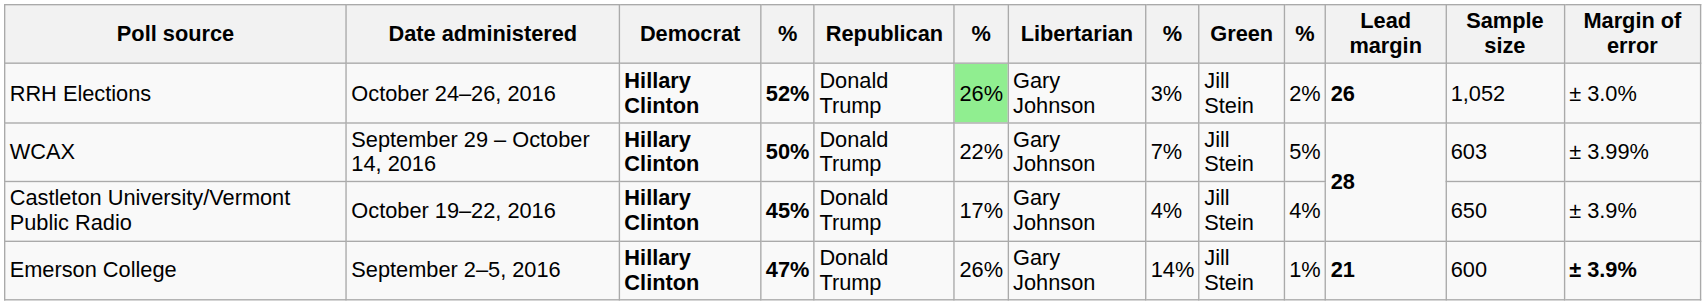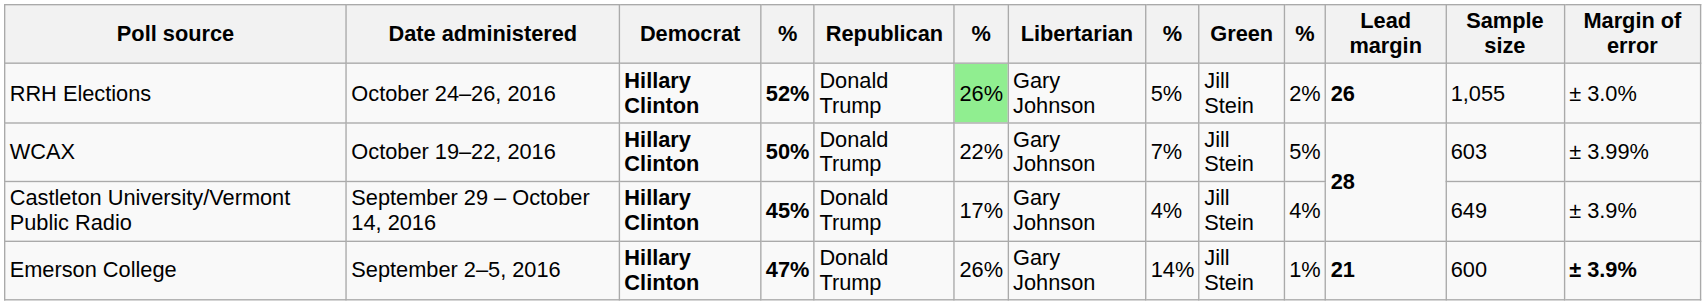(1166, 92) 3% -> (1166, 92) 5%
(1478, 92) 1,052 -> (1478, 92) 1,055
(471, 151) September 29 – October 14, 2016 -> (454, 151) October 19–22, 2016
(454, 210) October 19–22, 2016 -> (471, 210) September 29 – October 14, 2016
(1469, 210) 650 -> (1469, 210) 649
